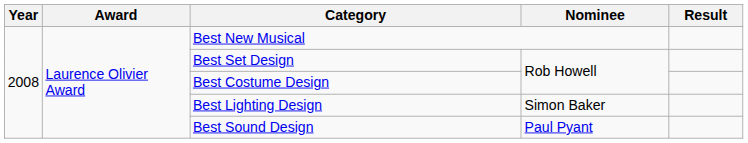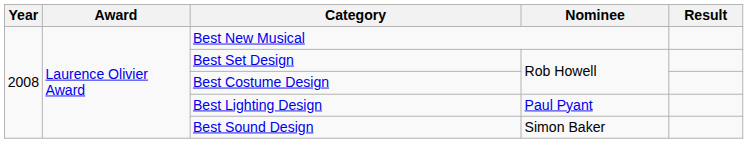(565, 104) Simon Baker -> (559, 104) Paul Pyant
(559, 127) Paul Pyant -> (565, 127) Simon Baker
